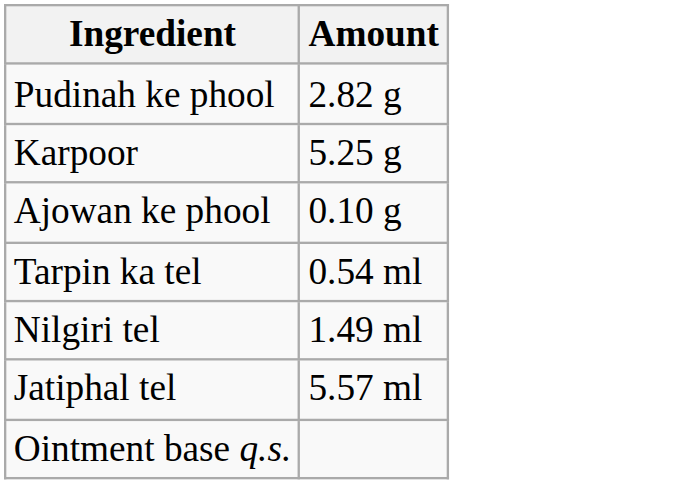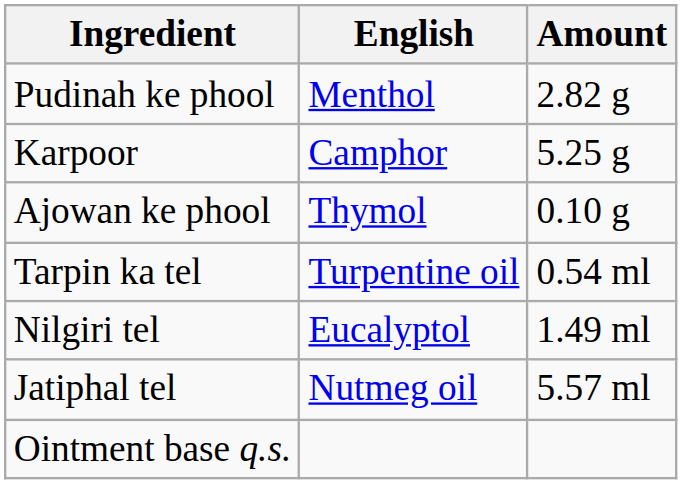+ column: (414, 34)
